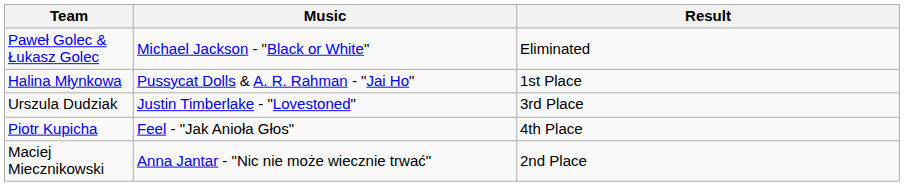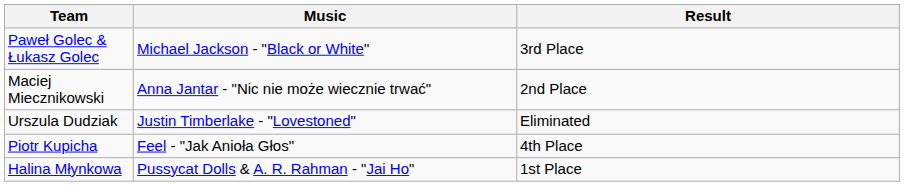(555, 48) Eliminated -> (552, 48) 3rd Place
rows swapped: (56, 161) <-> (65, 81)
(552, 104) 3rd Place -> (555, 121) Eliminated
